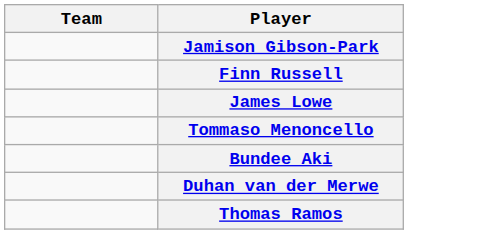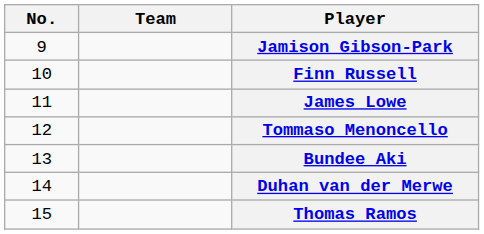+ column: (42, 19)
